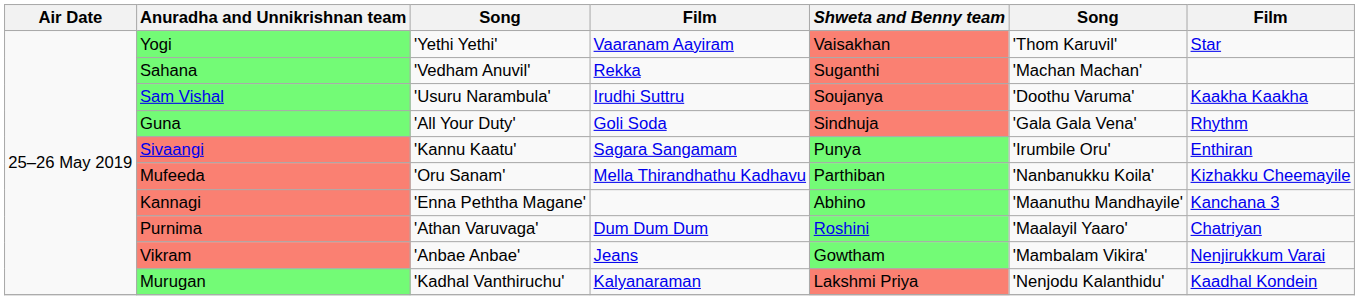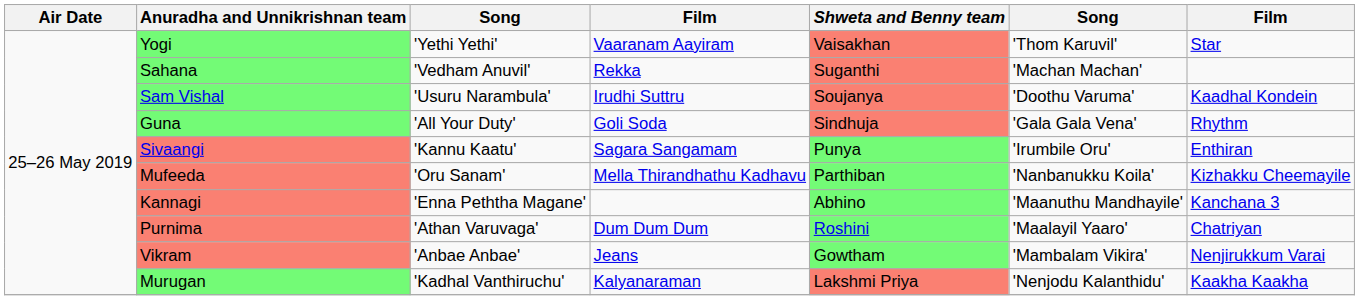(1249, 96) Kaakha Kaakha -> (1254, 96) Kaadhal Kondein
(1254, 281) Kaadhal Kondein -> (1249, 281) Kaakha Kaakha
